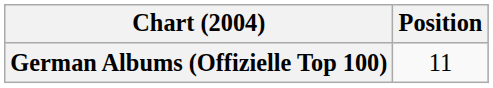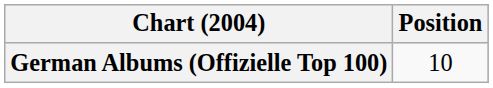(440, 62) 11 -> (440, 62) 10
